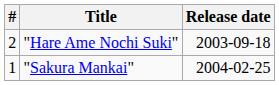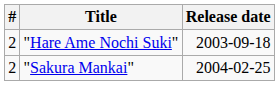(12, 67) 1 -> (12, 67) 2
